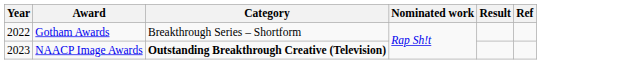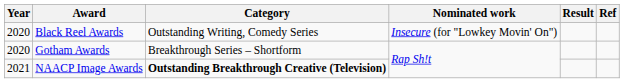+ row: (79, 31)
(19, 31) 2022 -> (19, 50) 2020
(19, 50) 2023 -> (19, 68) 2021
